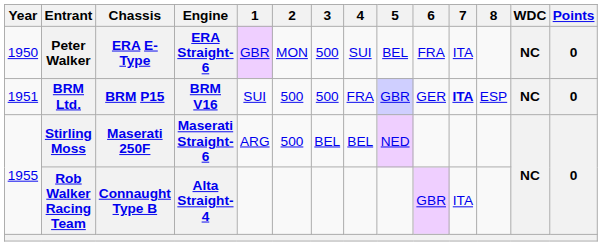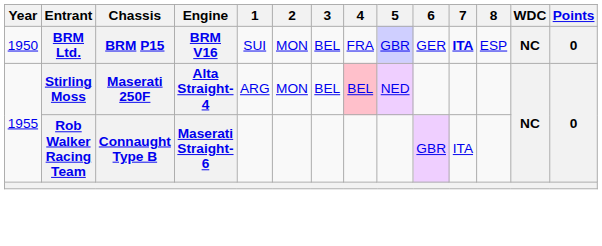- row: (68, 52)
(23, 97) 1951 -> (23, 45) 1950
(292, 97) 500 -> (292, 45) MON
(327, 97) 500 -> (327, 45) BEL
(205, 141) Maserati Straight-6 -> (205, 89) Alta Straight-4
(292, 141) 500 -> (292, 89) MON
(360, 141) no background -> (360, 89) pink background
(205, 201) Alta Straight-4 -> (205, 149) Maserati Straight-6
